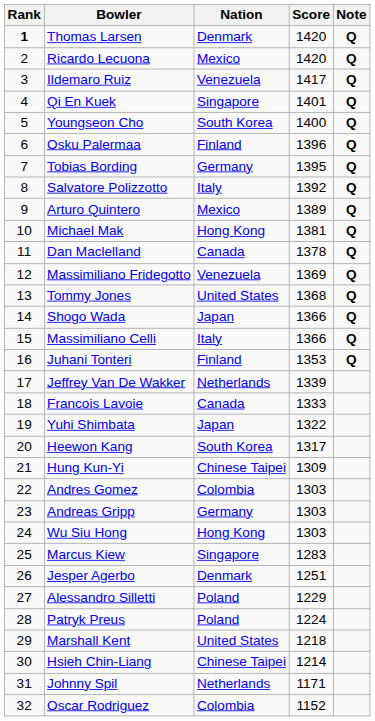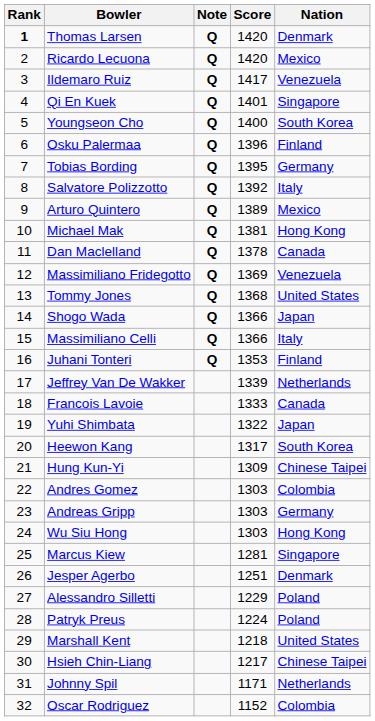columns swapped: (241, 15) <-> (351, 15)
(311, 554) 1283 -> (252, 554) 1281
(311, 662) 1214 -> (252, 662) 1217
